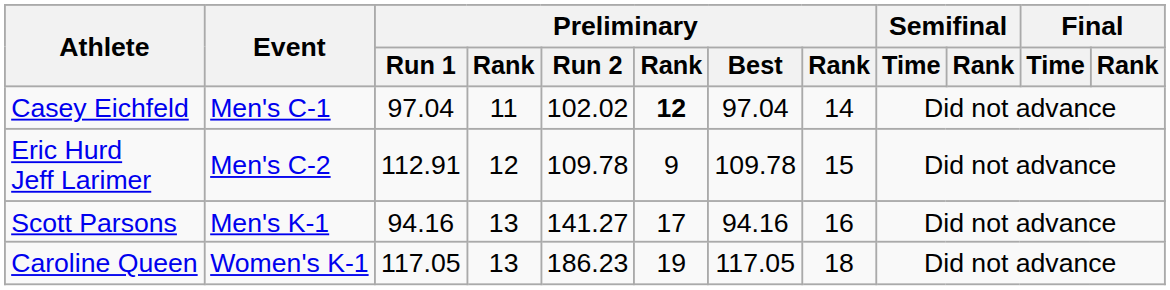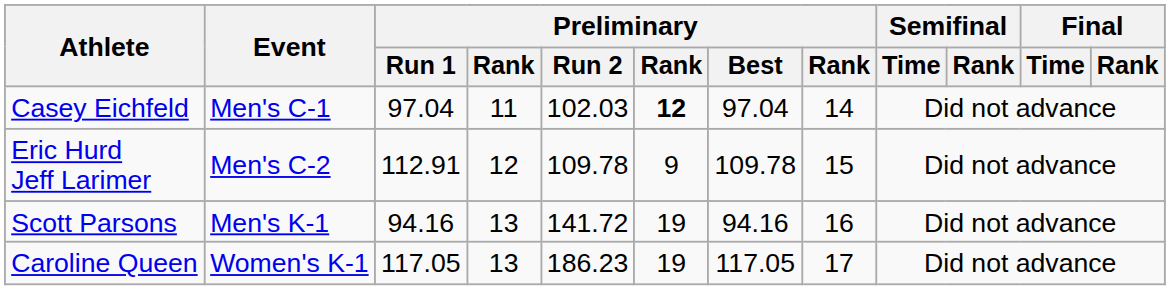(588, 108) 102.02 -> (588, 108) 102.03
(588, 222) 141.27 -> (588, 222) 141.72
(671, 222) 17 -> (671, 222) 19
(839, 264) 18 -> (839, 264) 17
